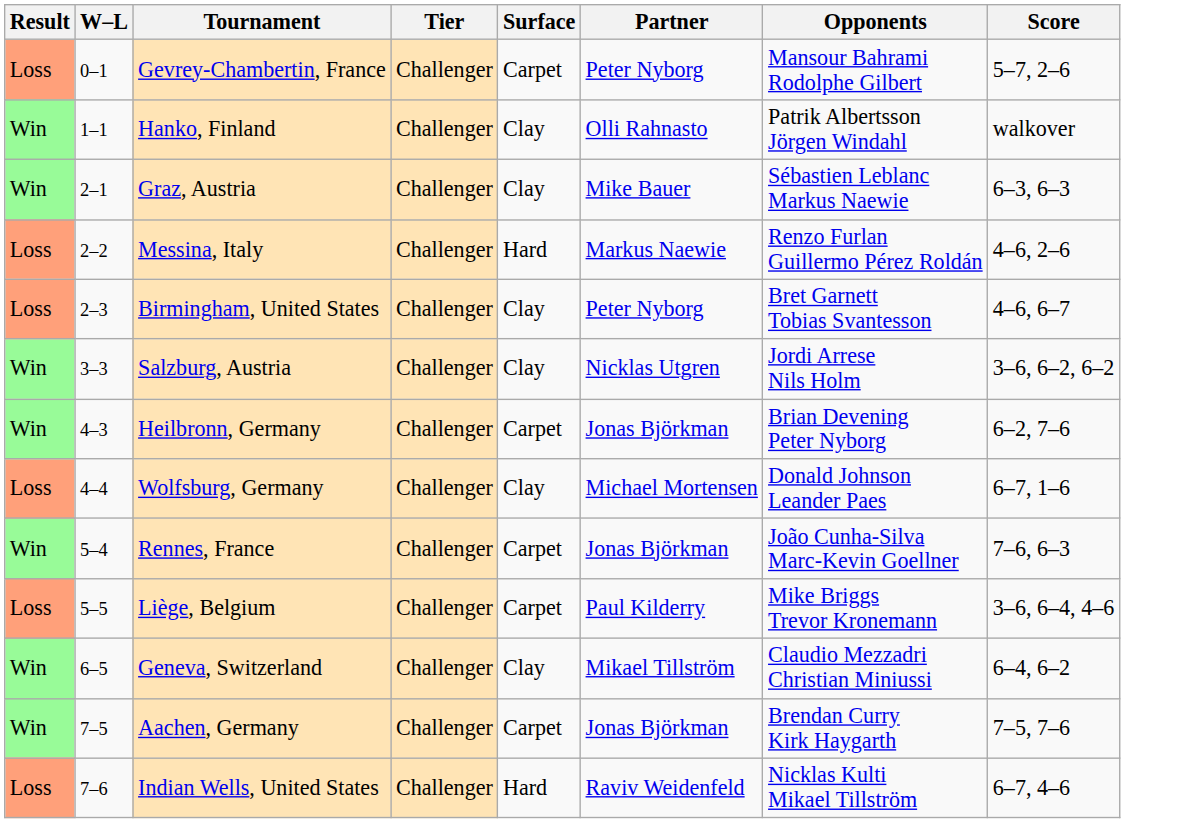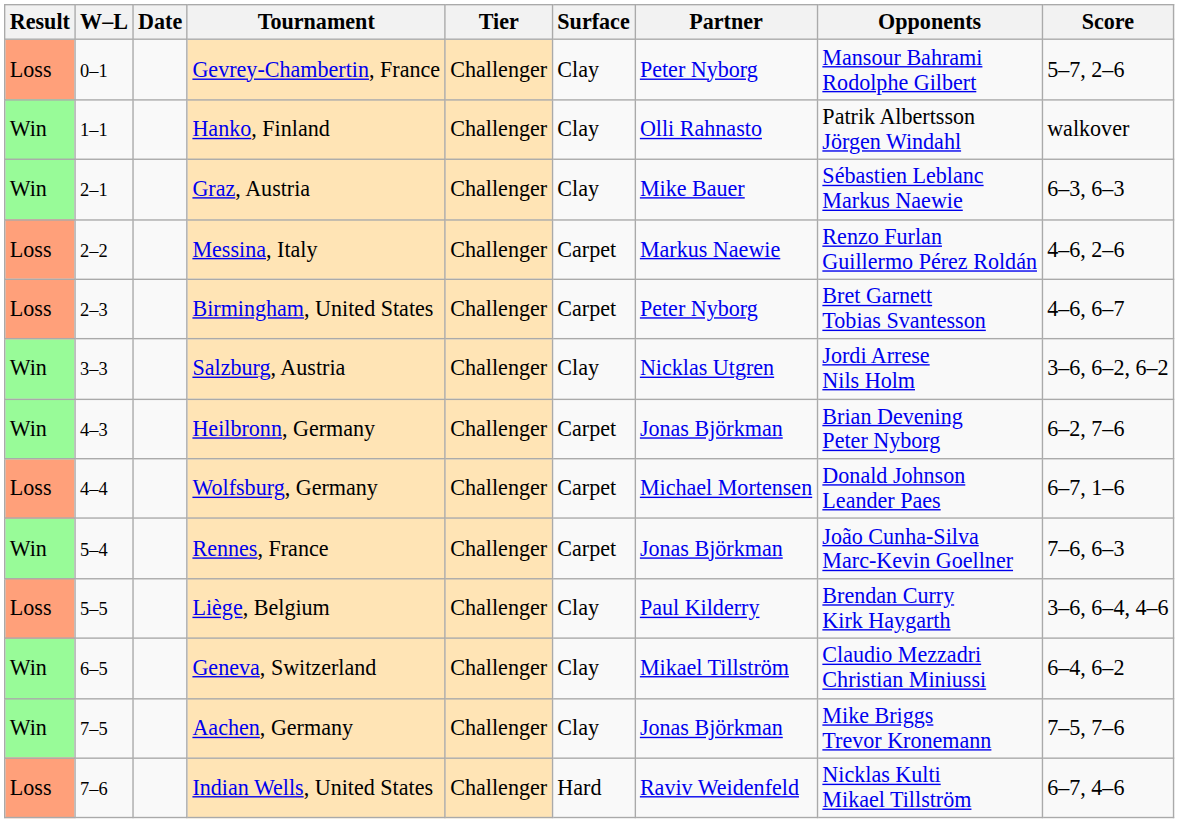+ column: (160, 22)
(532, 69) Carpet -> (578, 69) Clay
(525, 249) Hard -> (587, 249) Carpet
(524, 308) Clay -> (587, 308) Carpet
(524, 488) Clay -> (587, 488) Carpet
(532, 608) Carpet -> (578, 608) Clay
(853, 608) Mike Briggs Trevor Kronemann -> (888, 608) Brendan Curry Kirk Haygarth
(532, 727) Carpet -> (578, 727) Clay
(834, 727) Brendan Curry Kirk Haygarth -> (907, 727) Mike Briggs Trevor Kronemann
